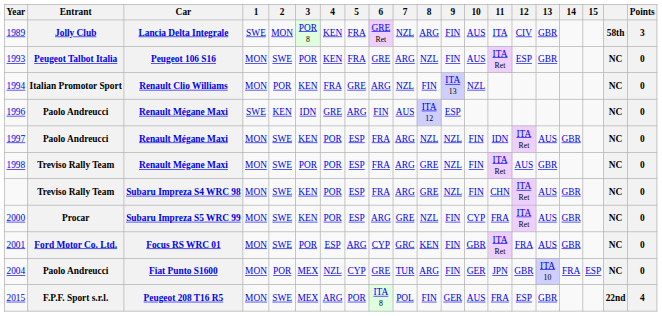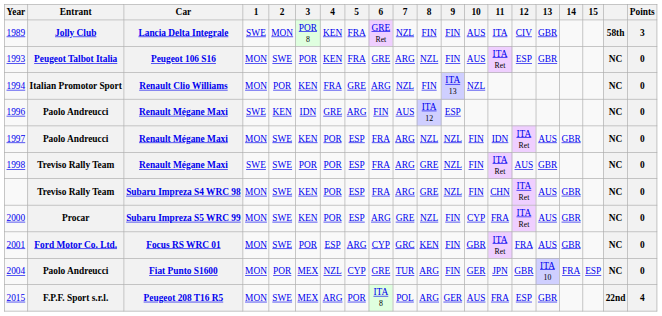(429, 33) ARG -> (429, 33) FIN
(256, 166) MON -> (256, 166) SWE
(429, 298) FIN -> (429, 298) ARG
